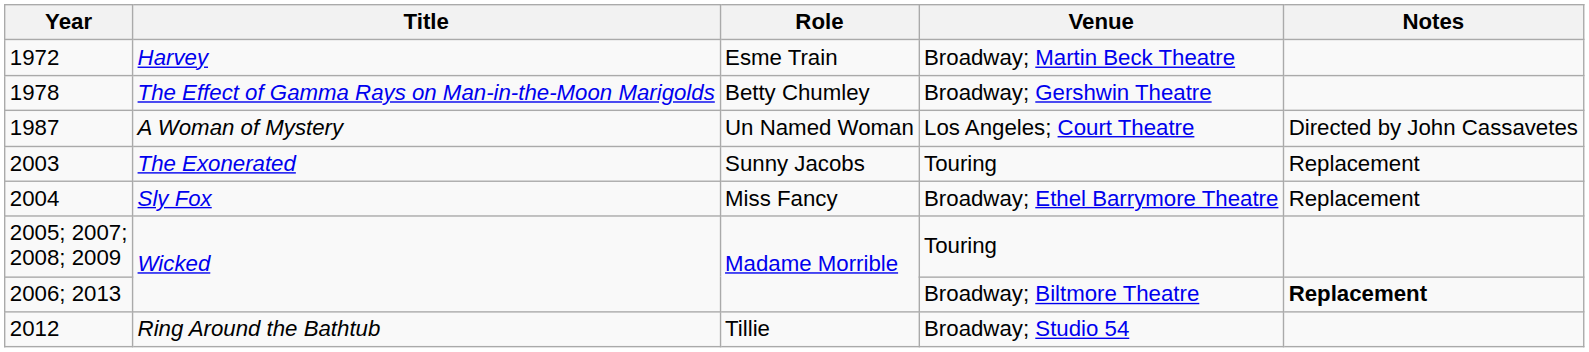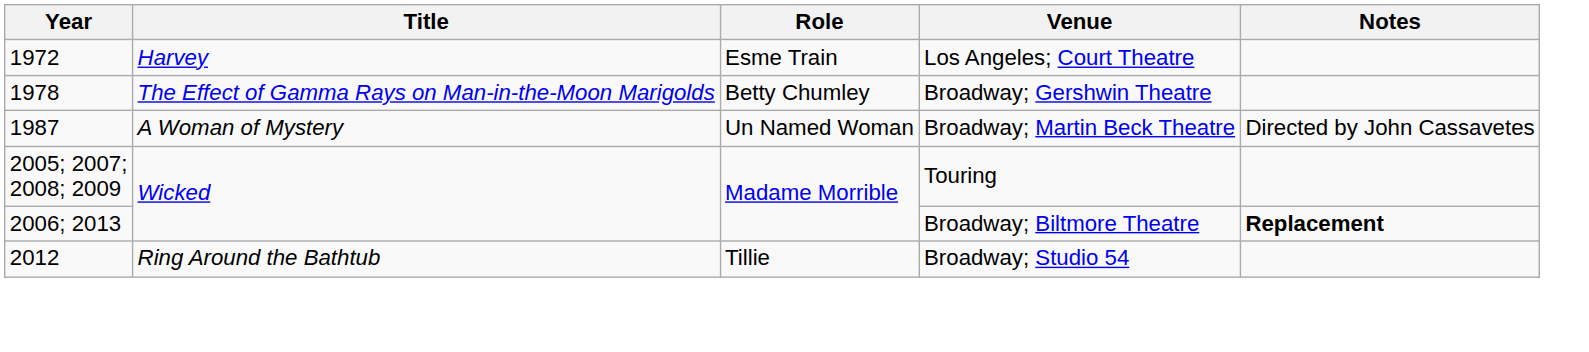(1080, 57) Broadway; Martin Beck Theatre -> (1059, 57) Los Angeles; Court Theatre
(1059, 127) Los Angeles; Court Theatre -> (1080, 127) Broadway; Martin Beck Theatre
- row: (35, 163)
- row: (35, 198)
